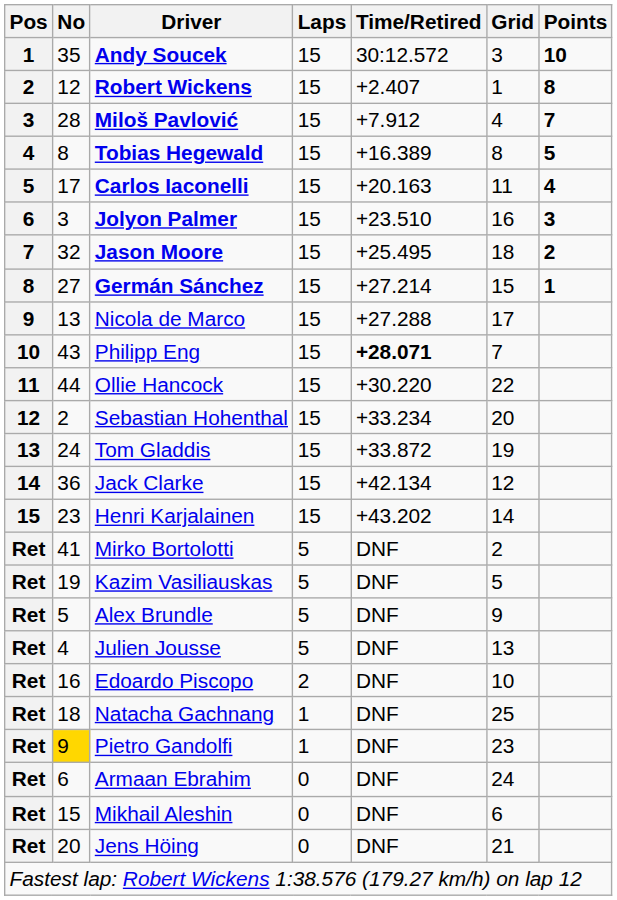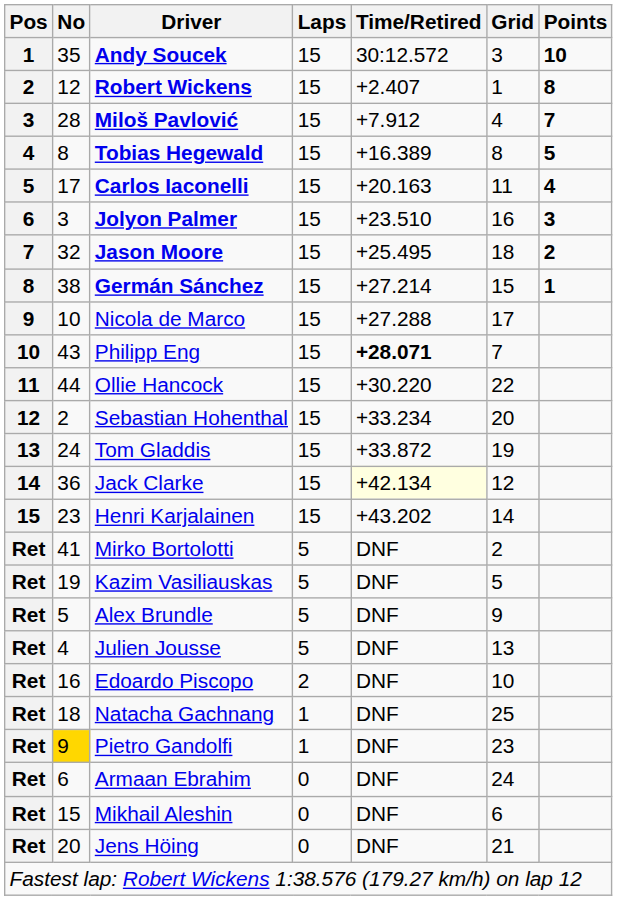(69, 285) 27 -> (69, 285) 38
(69, 318) 13 -> (69, 318) 10
(394, 483) no background -> (394, 483) lightyellow background
